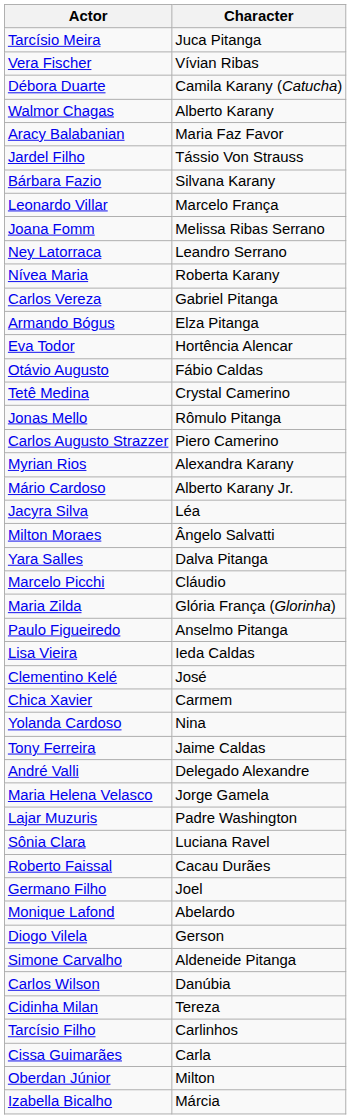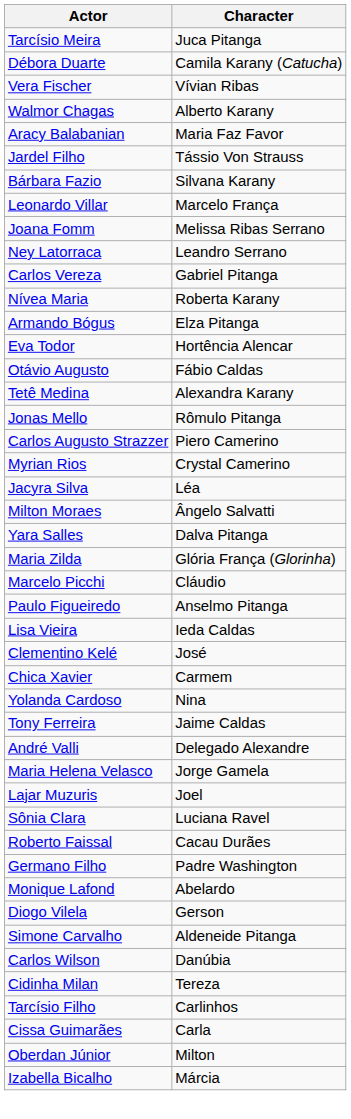rows swapped: (57, 87) <-> (50, 63)
rows swapped: (48, 275) <-> (55, 299)
(233, 393) Crystal Camerino -> (234, 393) Alexandra Karany
(234, 464) Alexandra Karany -> (233, 464) Crystal Camerino
- row: (57, 488)
rows swapped: (56, 582) <-> (45, 606)
(236, 818) Padre Washington -> (189, 795) Joel
(189, 889) Joel -> (236, 865) Padre Washington
